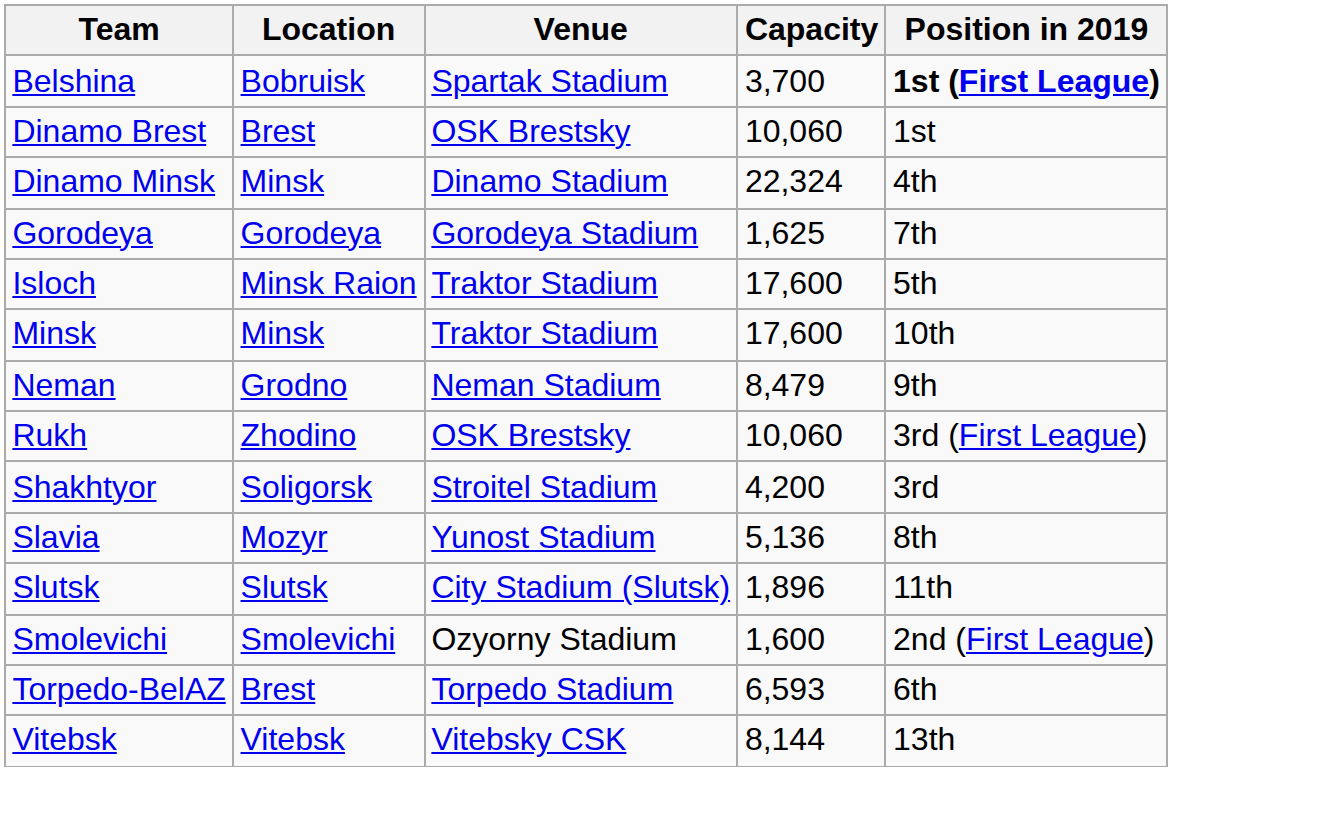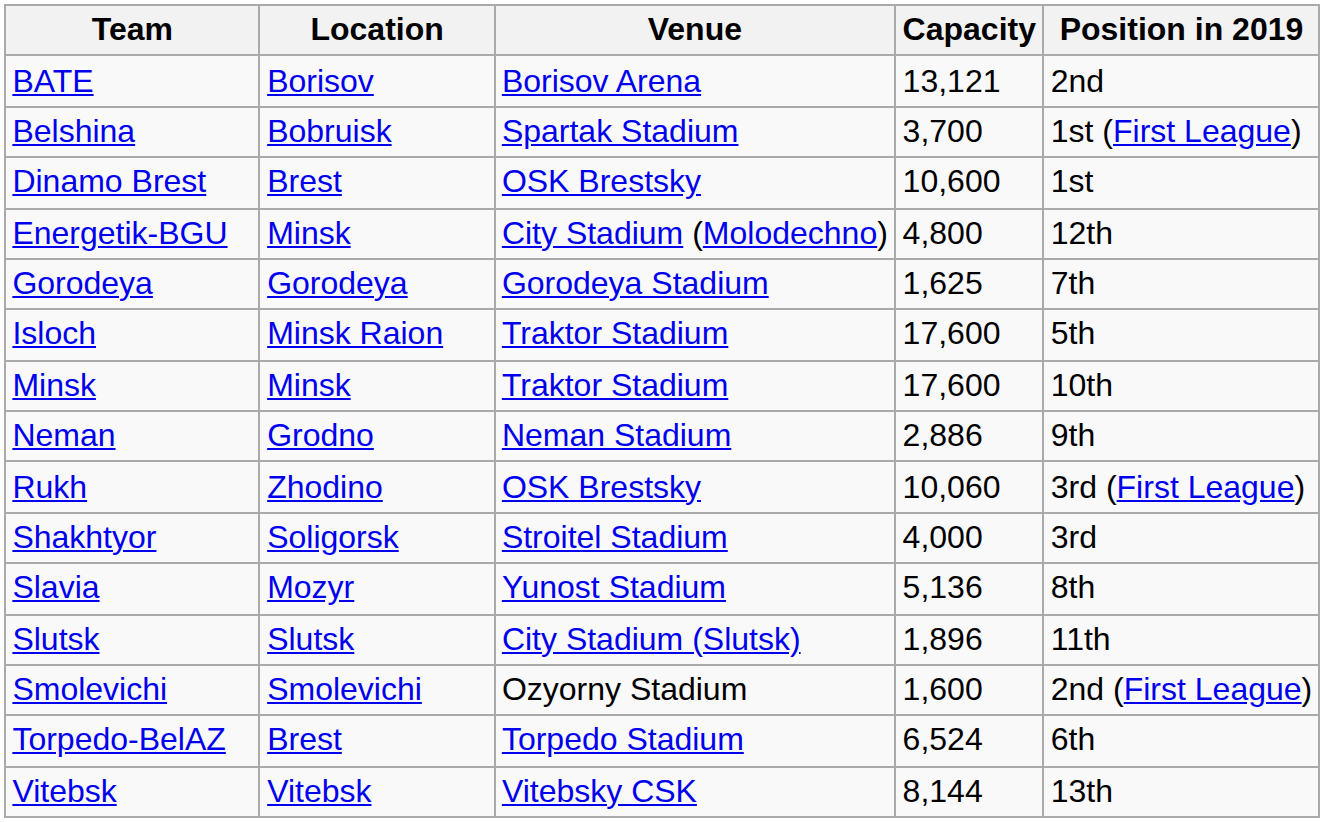+ row: (53, 80)
(1026, 80) bold -> (1176, 131) normal
(794, 131) 10,060 -> (952, 182) 10,600
- row: (114, 182)
+ row: (120, 232)
(785, 385) 8,479 -> (943, 435) 2,886
(785, 486) 4,200 -> (943, 537) 4,000
(785, 689) 6,593 -> (943, 740) 6,524
